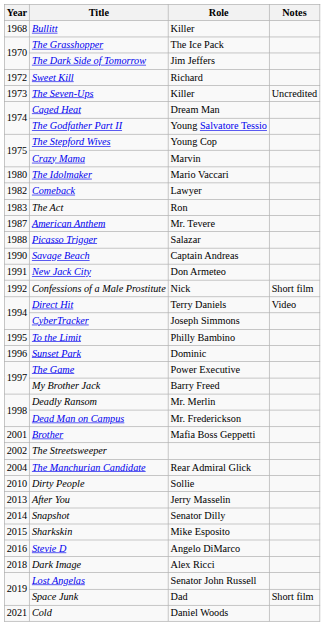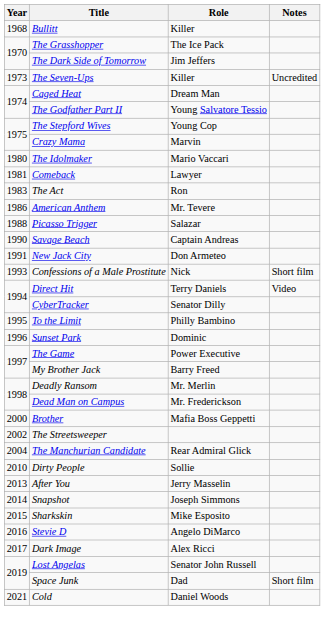- row: (53, 77)
(17, 191) 1982 -> (17, 175) 1981
(17, 223) 1987 -> (17, 207) 1986
(17, 288) 1992 -> (17, 272) 1993
(205, 321) Joseph Simmons -> (198, 304) Senator Dilly
(17, 434) 2001 -> (17, 418) 2000
(198, 516) Senator Dilly -> (205, 499) Joseph Simmons
(17, 564) 2018 -> (17, 548) 2017
